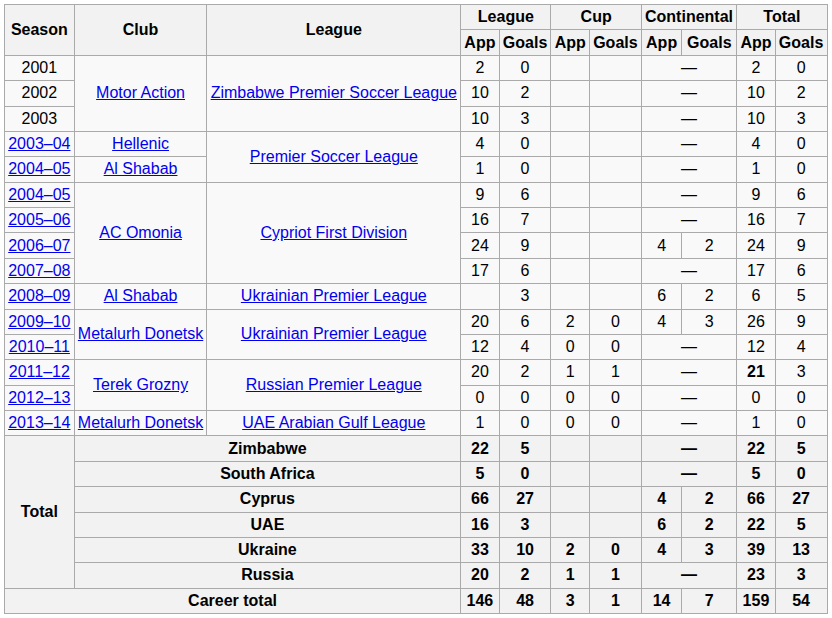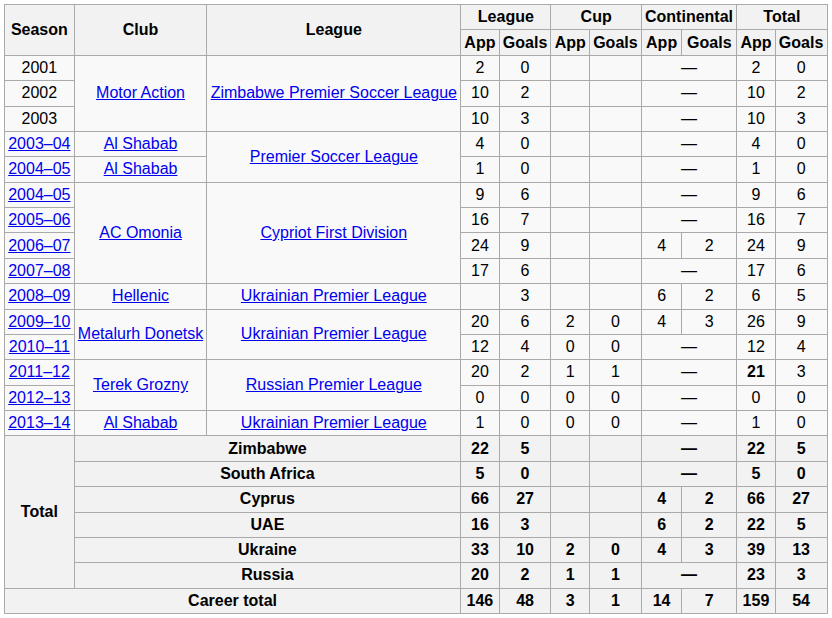(141, 144) Hellenic -> (141, 144) Al Shabab
(141, 296) Al Shabab -> (141, 296) Hellenic
(141, 423) Metalurh Donetsk -> (141, 423) Al Shabab
(334, 423) UAE Arabian Gulf League -> (334, 423) Ukrainian Premier League
